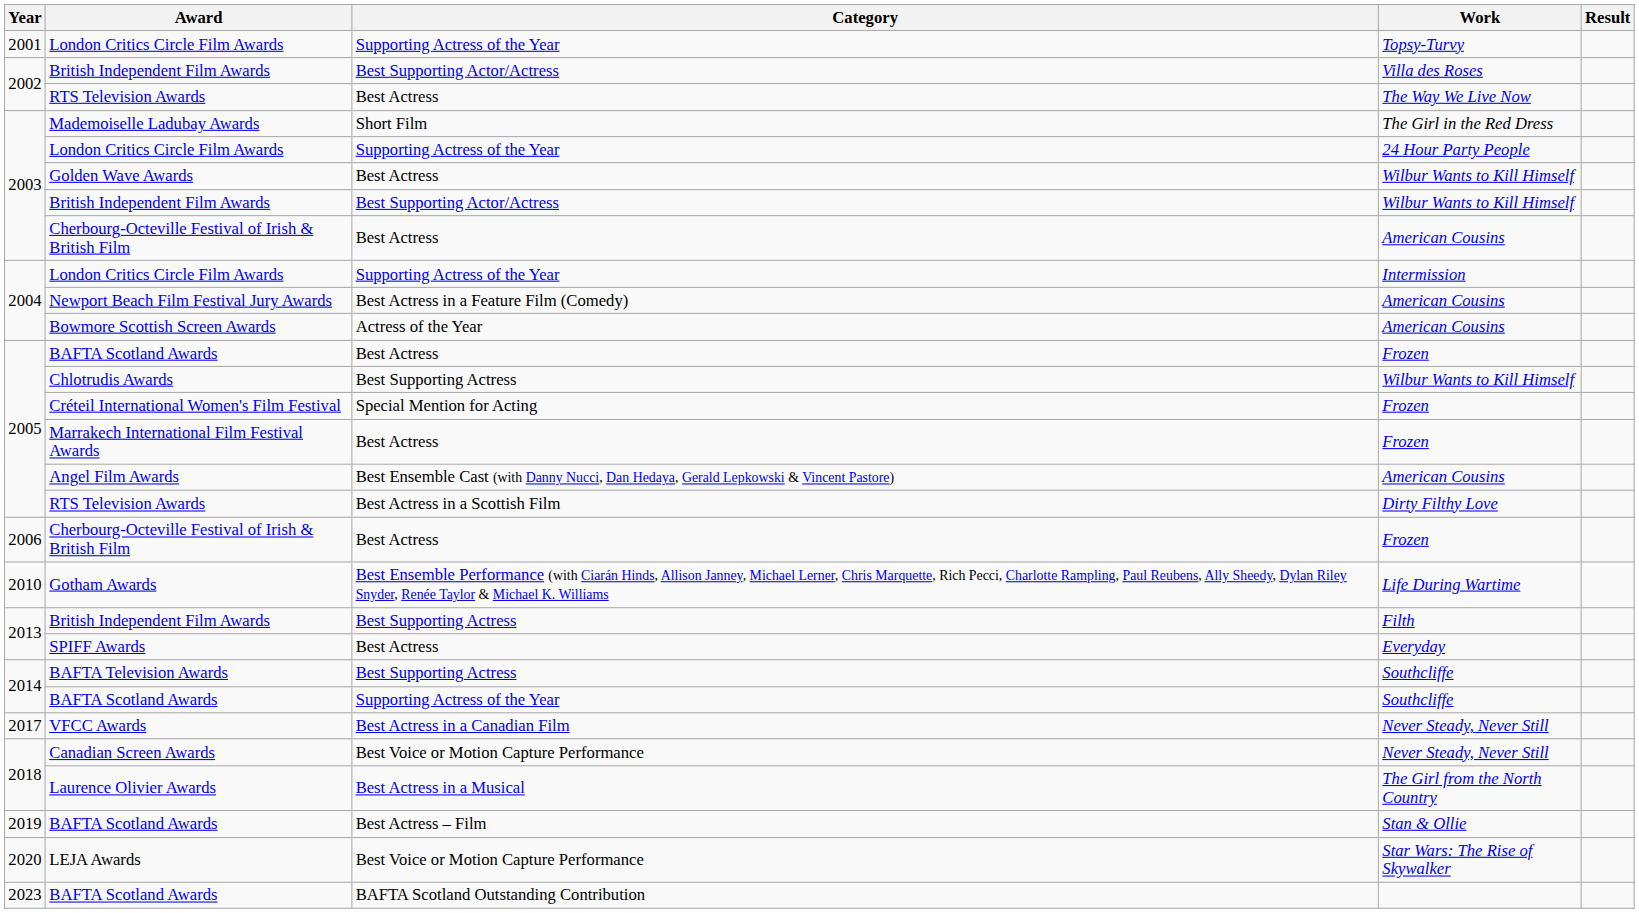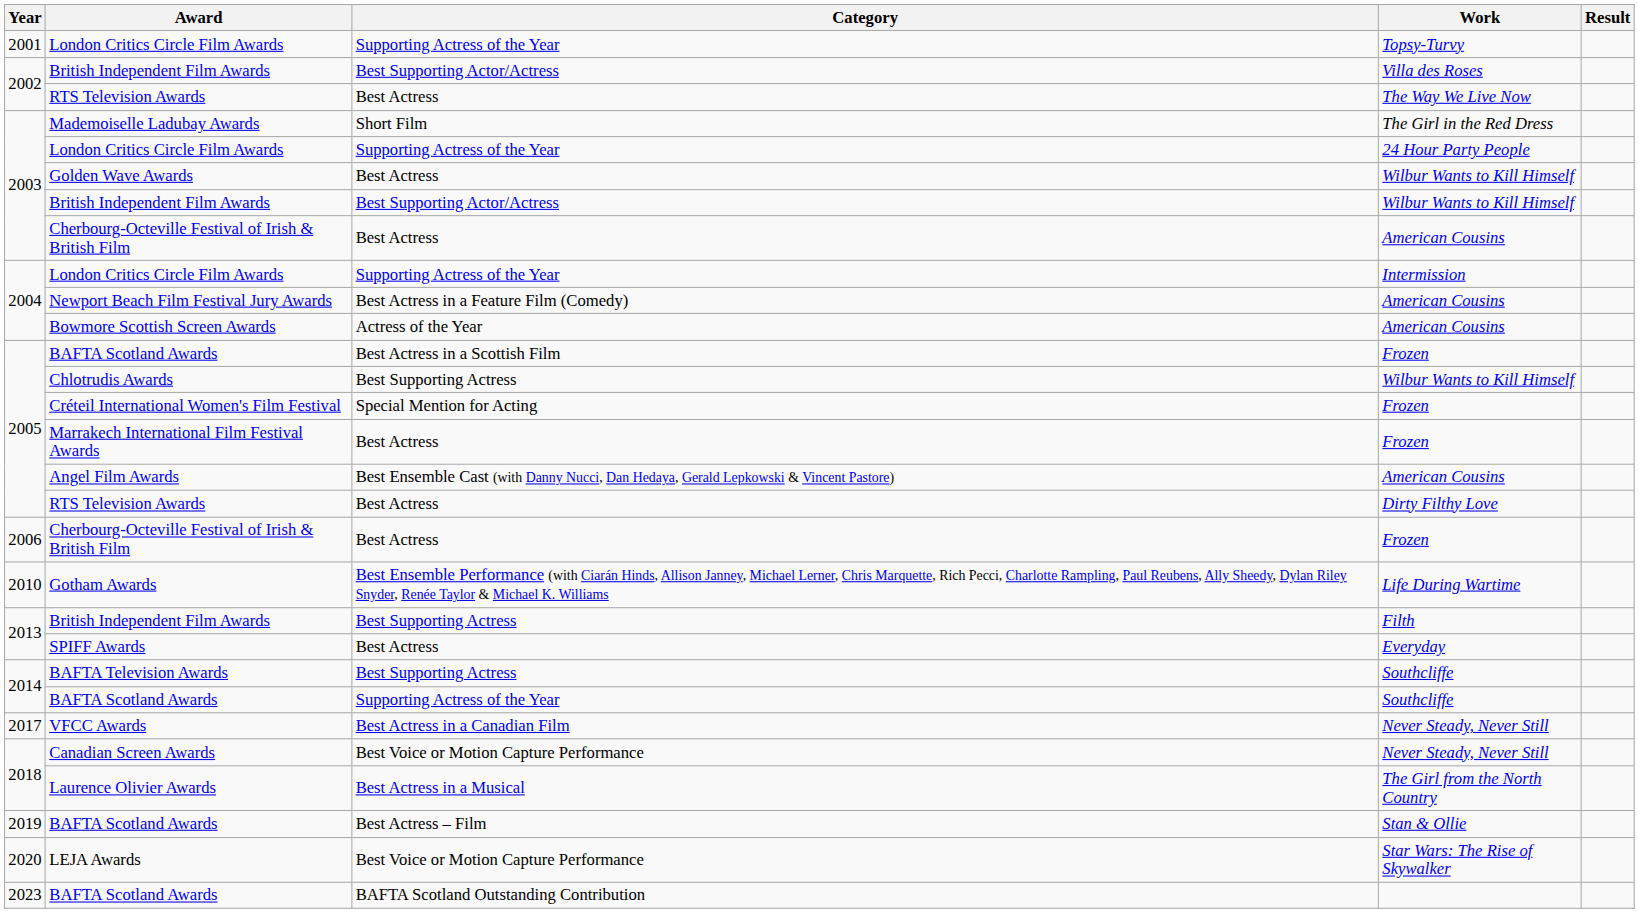(397, 353) Best Actress -> (458, 353) Best Actress in a Scottish Film
(458, 503) Best Actress in a Scottish Film -> (397, 503) Best Actress
